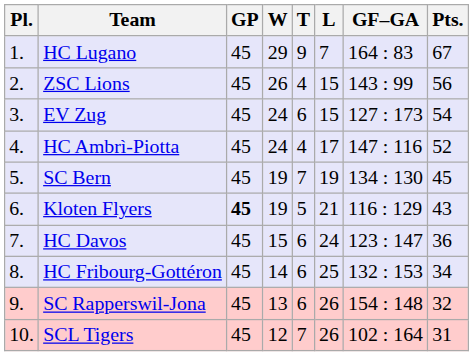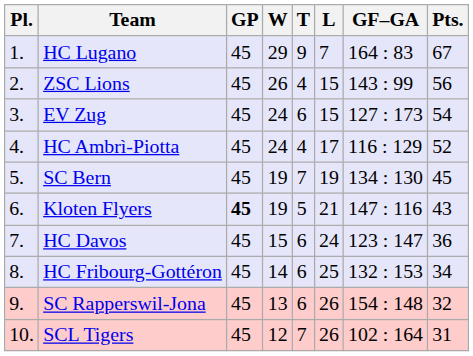(385, 146) 147 : 116 -> (385, 146) 116 : 129
(385, 209) 116 : 129 -> (385, 209) 147 : 116
